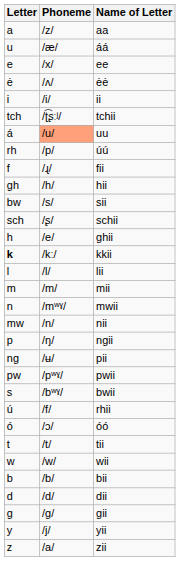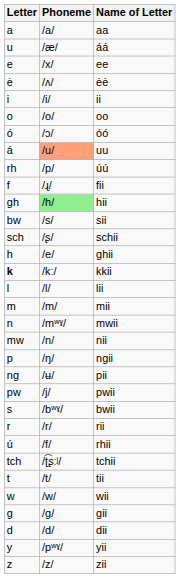(48, 30) /z/ -> (48, 30) /a/
+ row: (102, 116)
rows swapped: (102, 427) <-> (106, 116)
(48, 185) no background -> (48, 202) lightgreen background
(53, 375) /pʷˠ/ -> (46, 392) /j/
+ row: (100, 427)
- row: (102, 479)
rows swapped: (102, 496) <-> (102, 513)
(46, 530) /j/ -> (53, 548) /pʷˠ/
(48, 548) /a/ -> (48, 565) /z/
